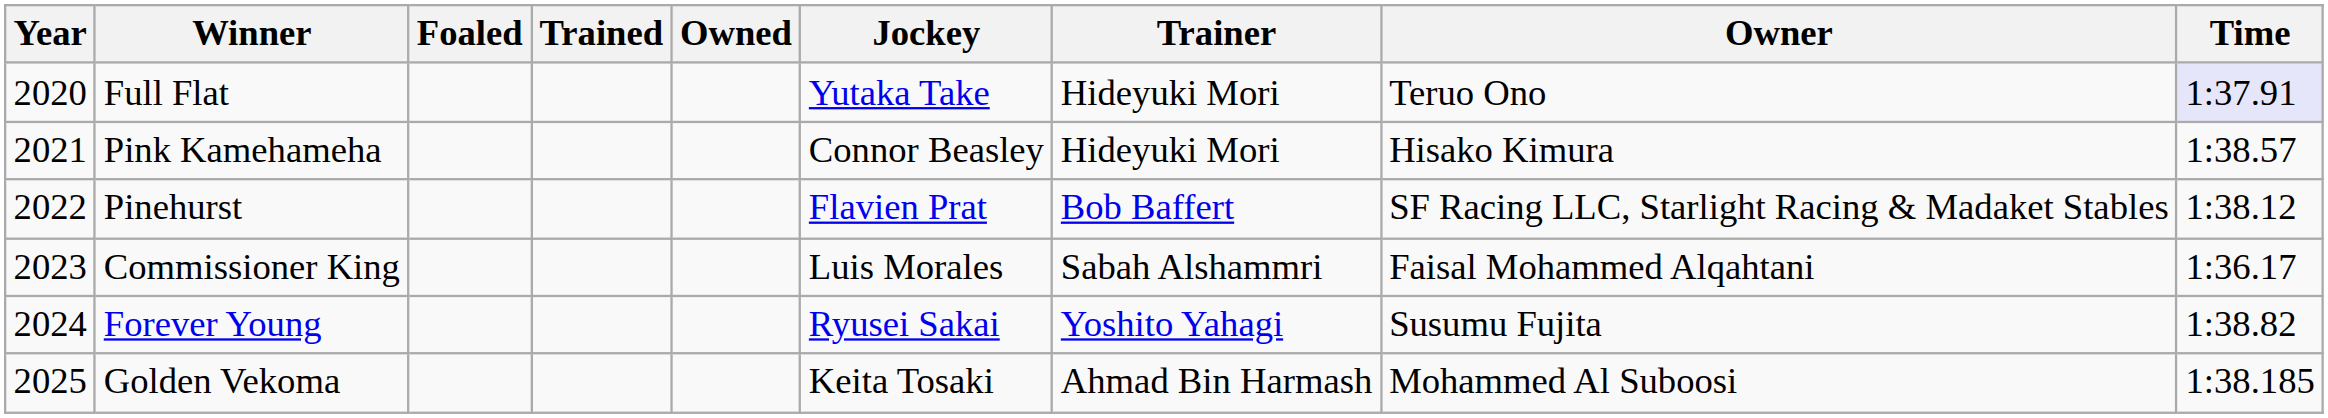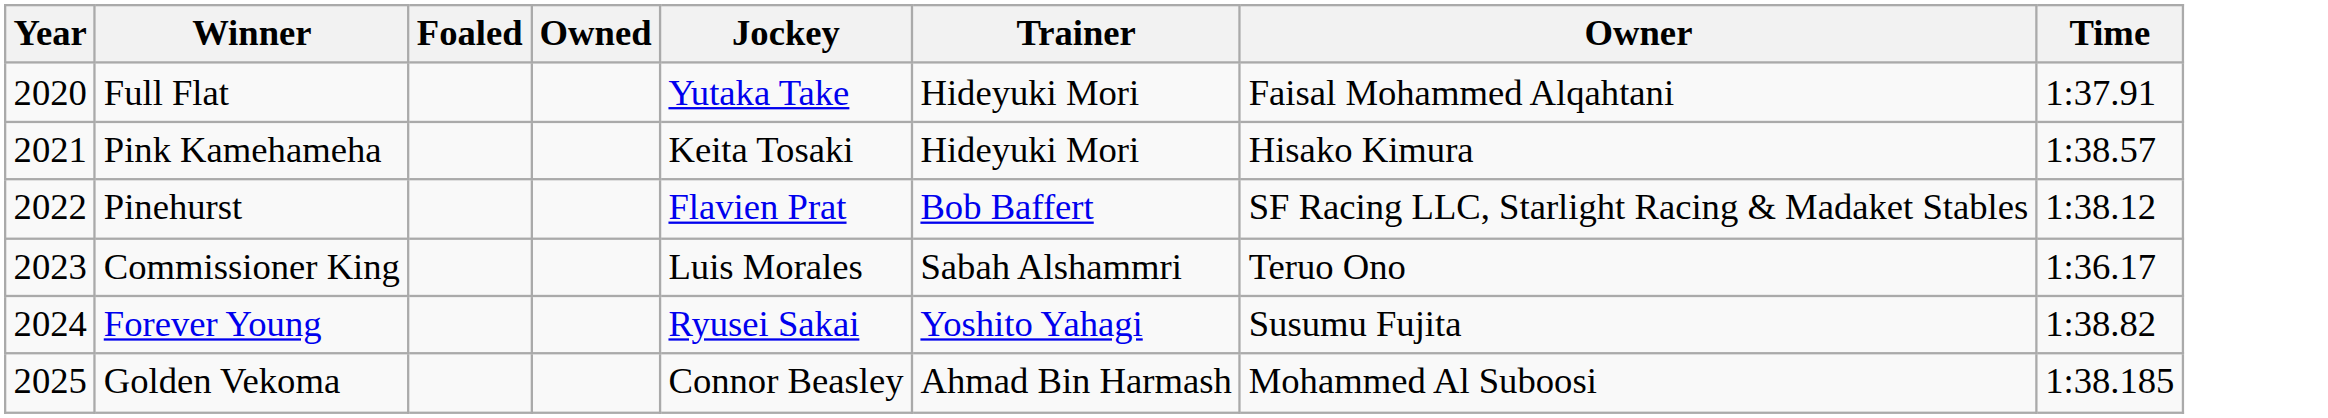- column: (601, 33)
(1468, 91) Teruo Ono -> (1461, 91) Faisal Mohammed Alqahtani
(2241, 91) lavender background -> (2101, 91) no background
(926, 149) Connor Beasley -> (761, 149) Keita Tosaki
(1602, 265) Faisal Mohammed Alqahtani -> (1327, 265) Teruo Ono
(901, 382) Keita Tosaki -> (786, 382) Connor Beasley
